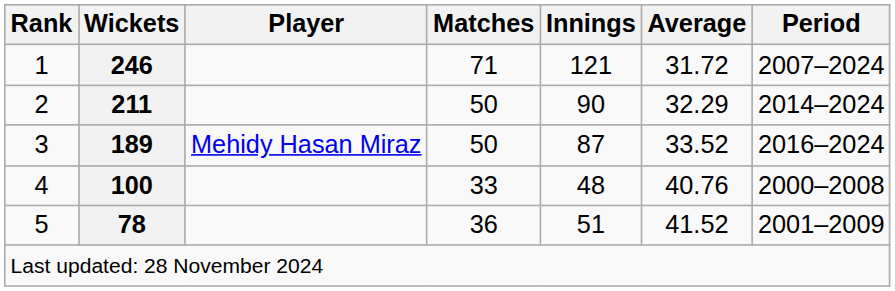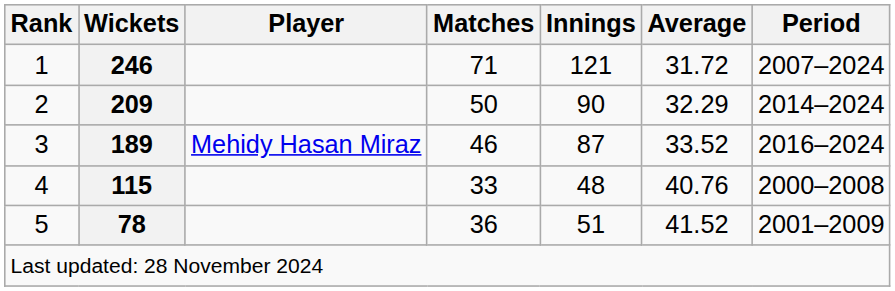(132, 104) 211 -> (132, 104) 209
(484, 144) 50 -> (484, 144) 46
(132, 184) 100 -> (132, 184) 115
